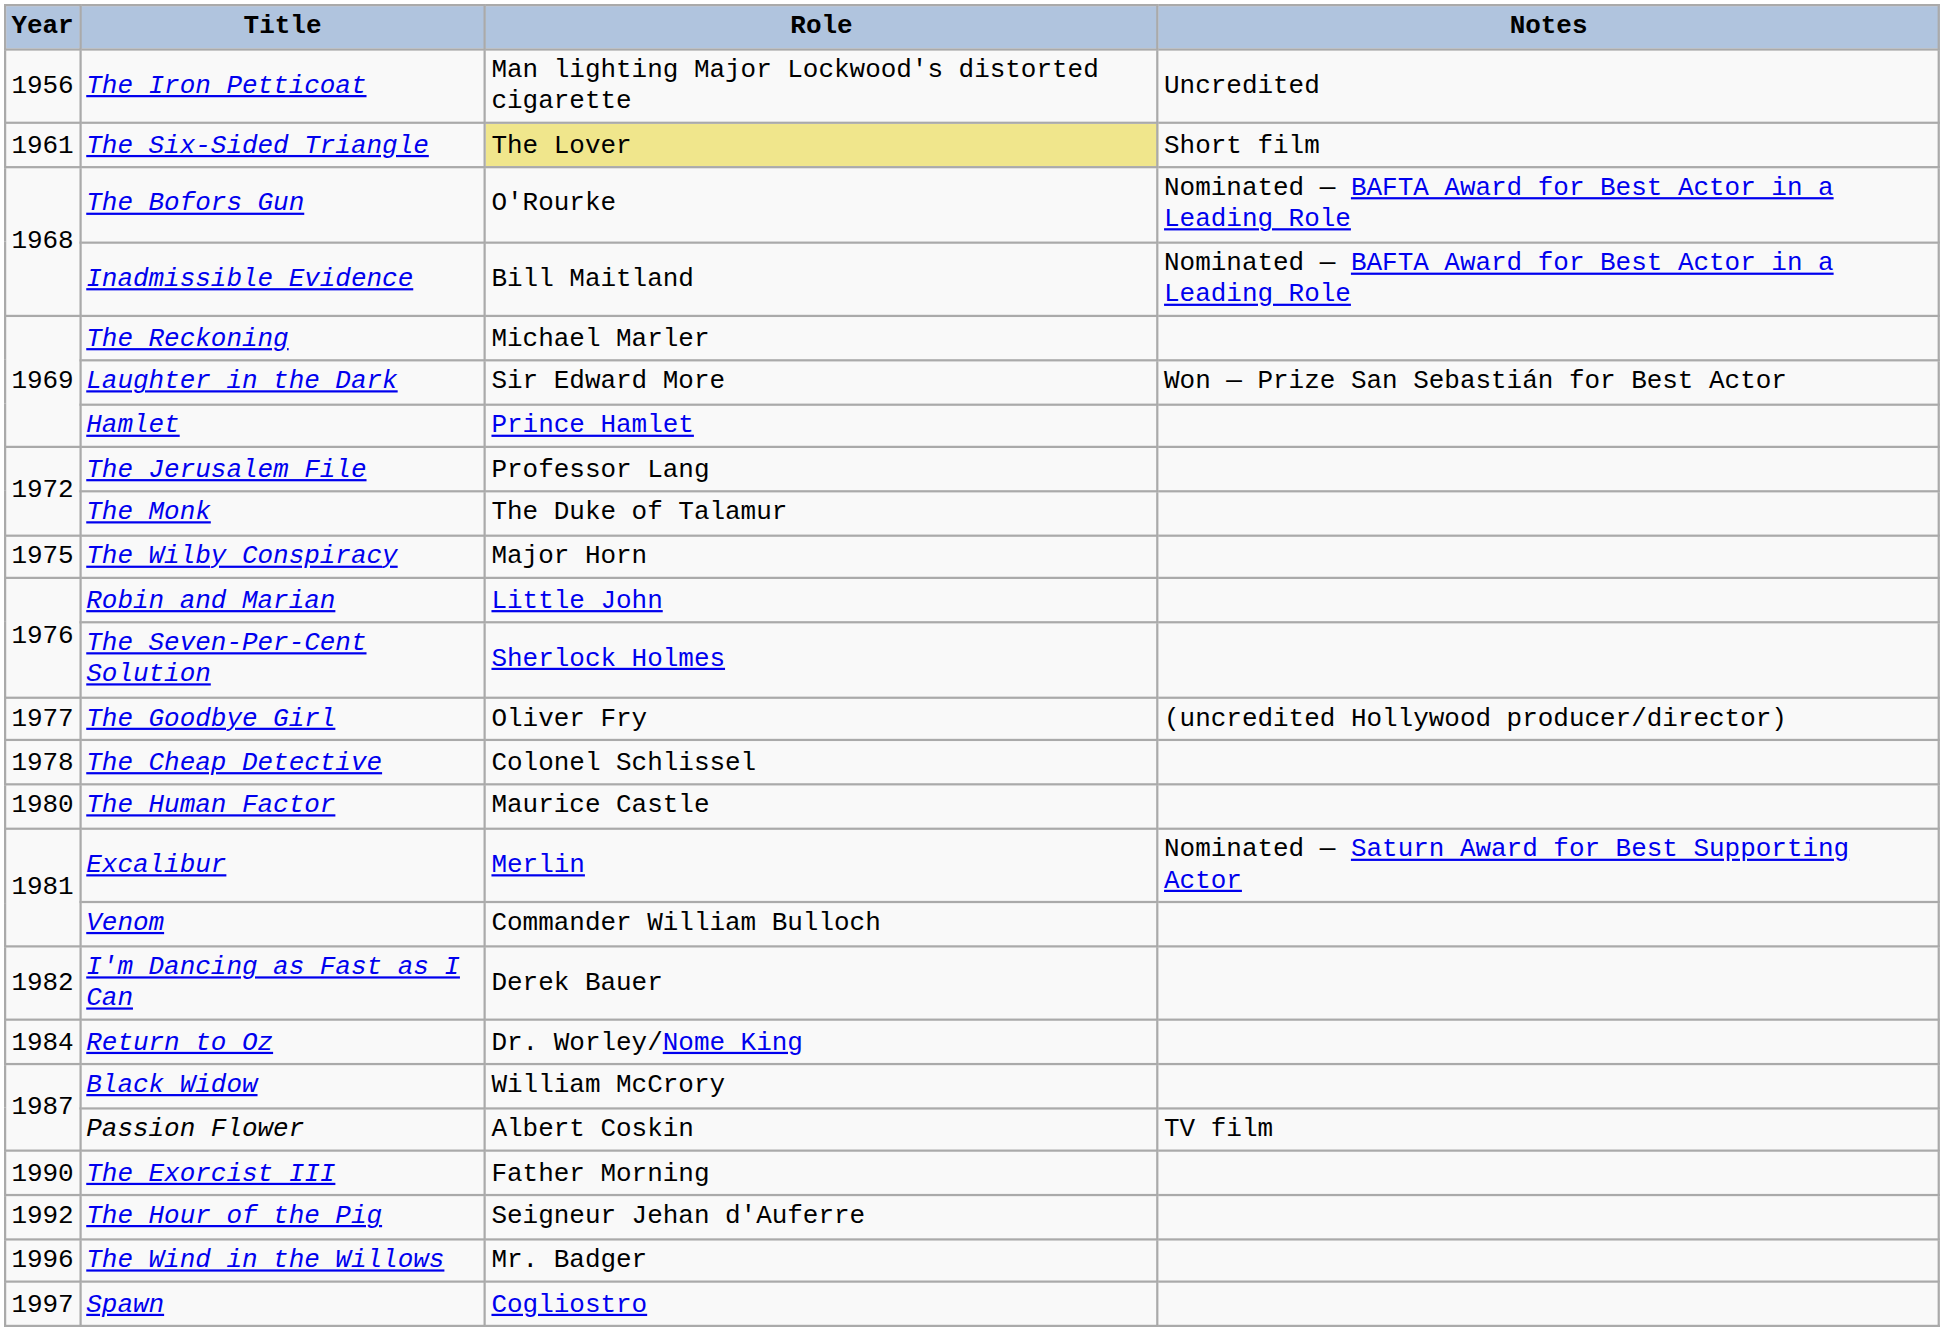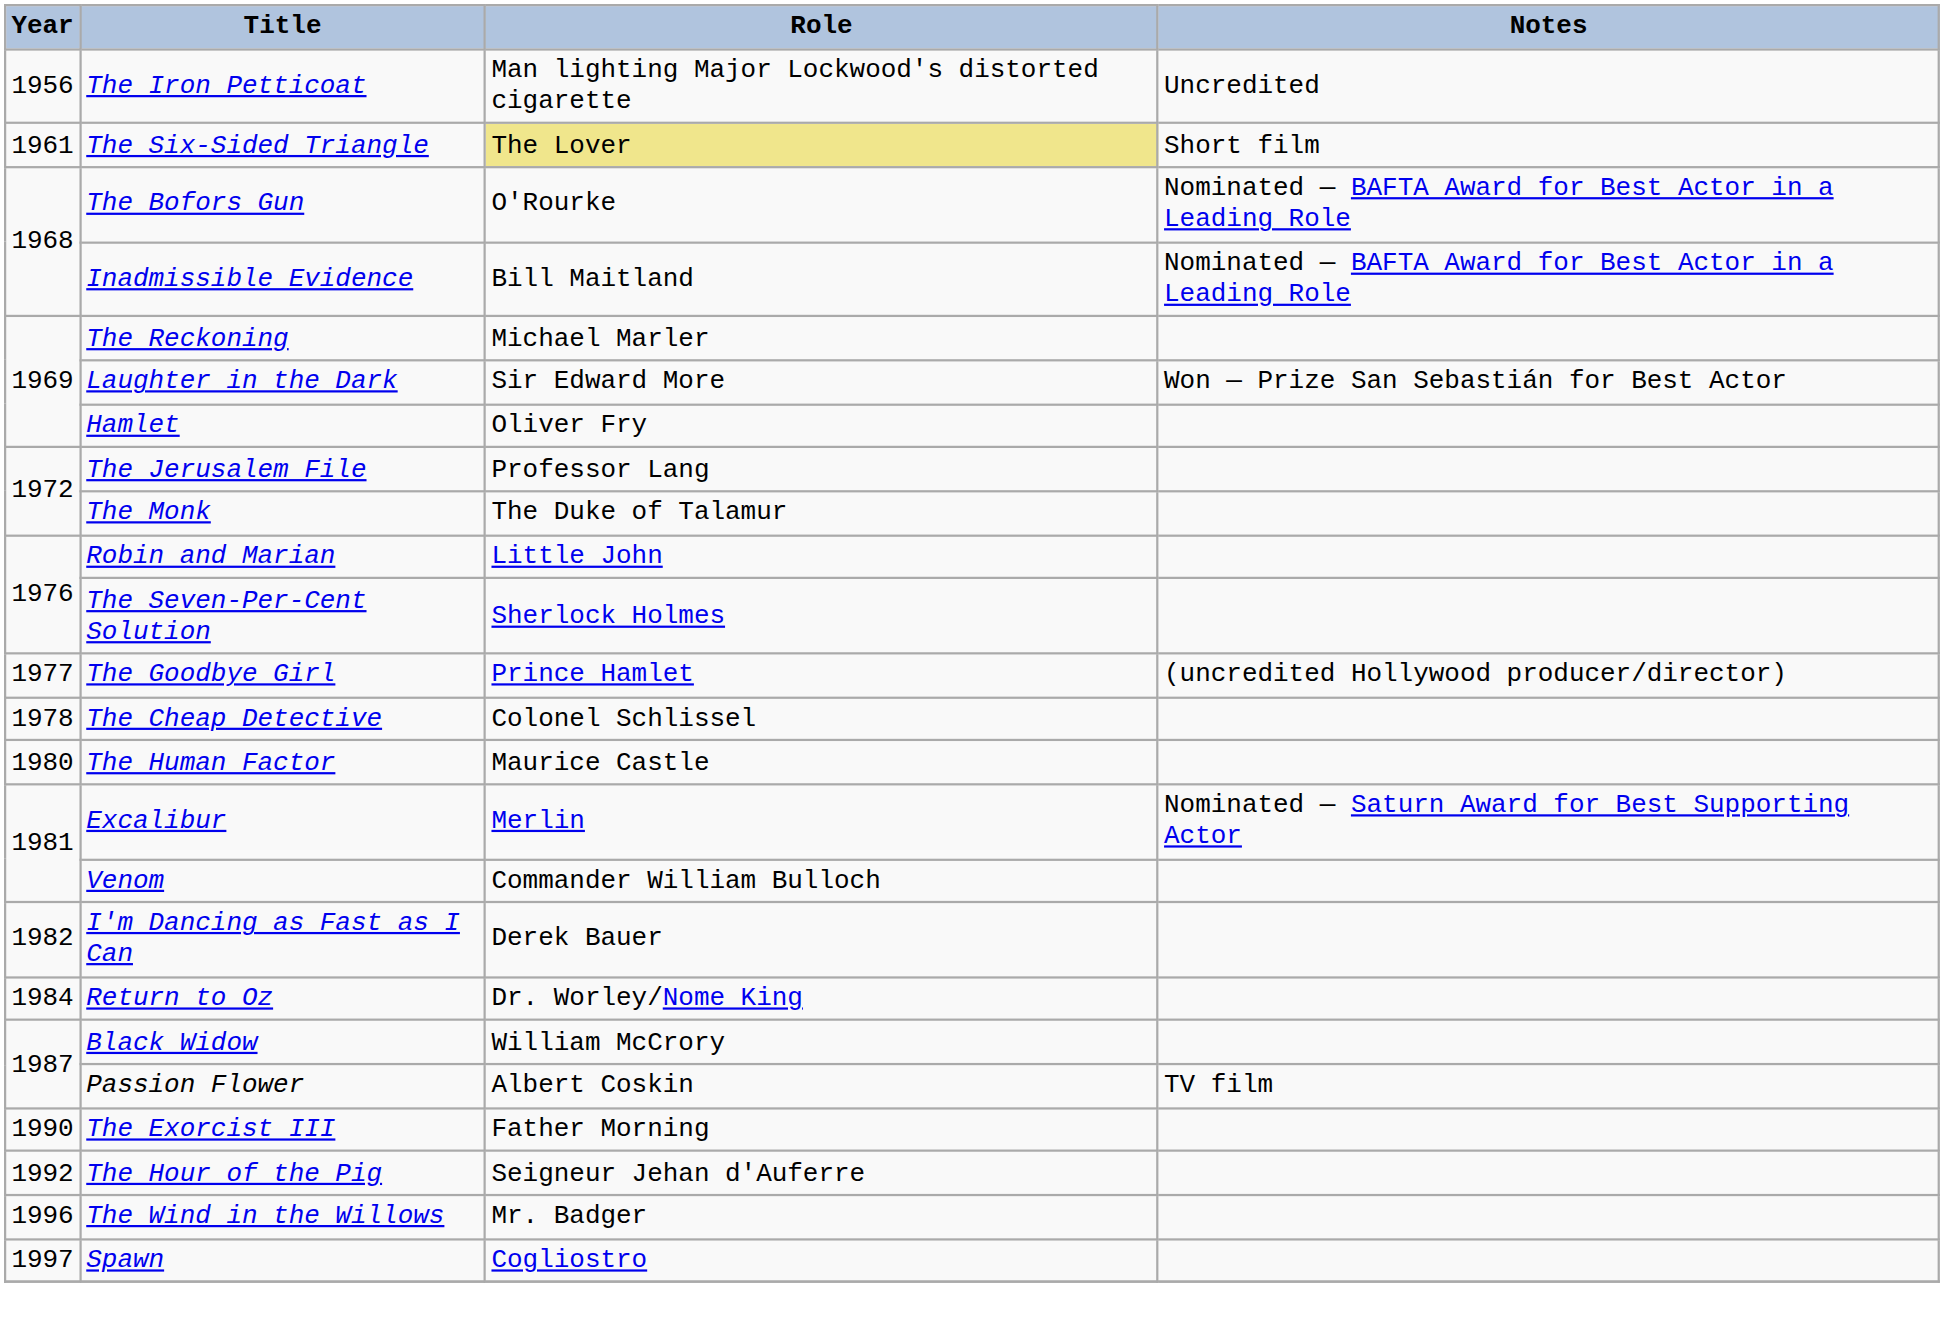(593, 425) Prince Hamlet -> (569, 425) Oliver Fry
- row: (242, 556)
(569, 718) Oliver Fry -> (593, 675) Prince Hamlet
